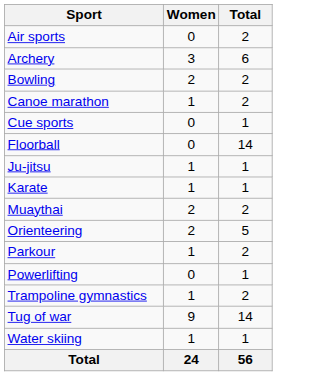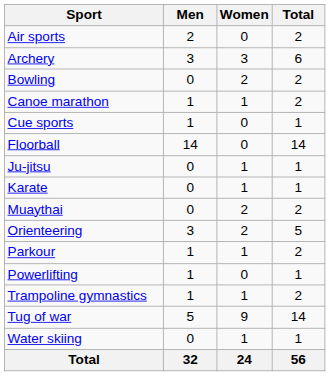+ column: (190, 15)
